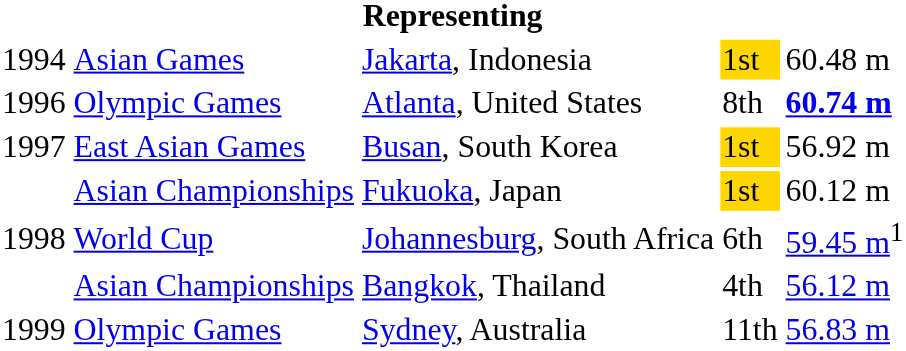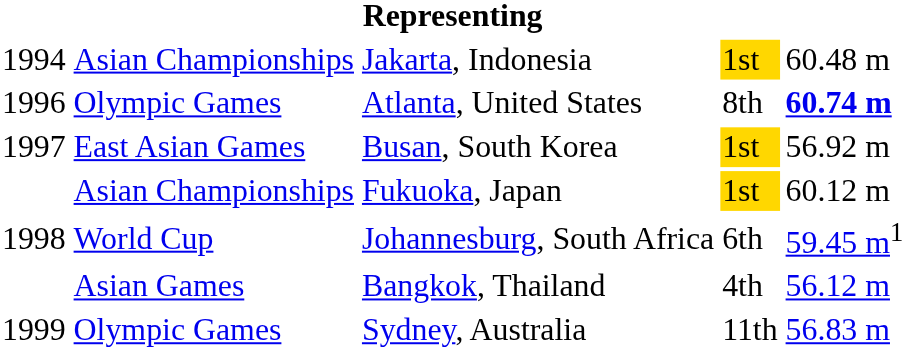(159, 59) Asian Games -> (214, 59) Asian Championships
(214, 286) Asian Championships -> (159, 286) Asian Games
